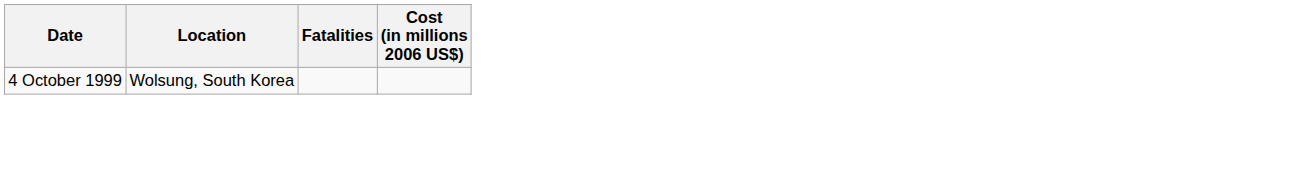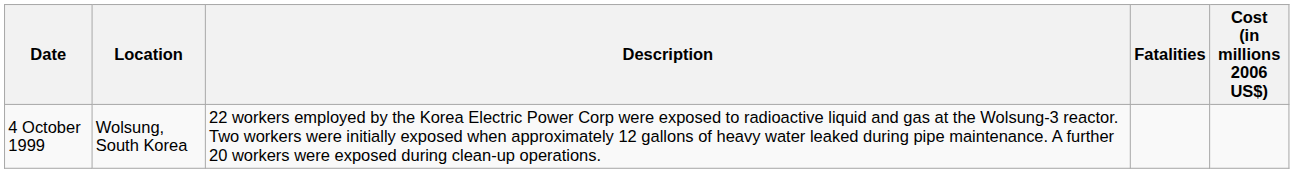+ column: (668, 54)
